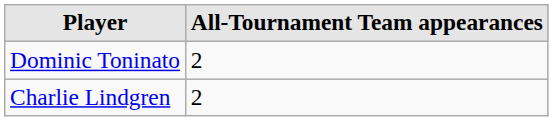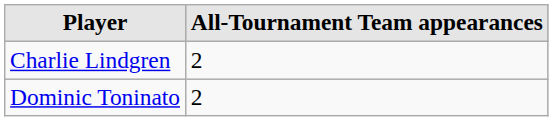rows swapped: (90, 97) <-> (95, 60)
